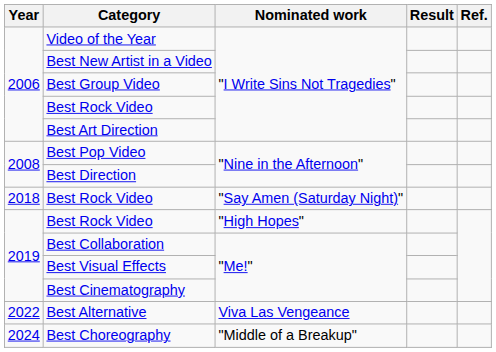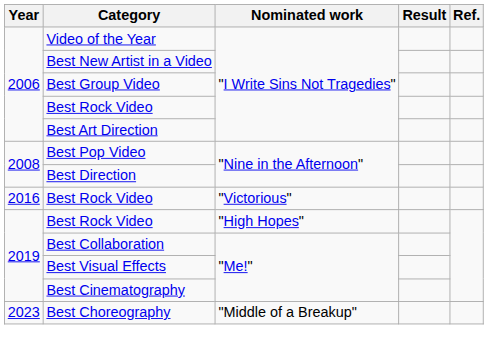+ row: (100, 198)
- row: (100, 198)
- row: (96, 312)
(24, 335) 2024 -> (24, 312) 2023
